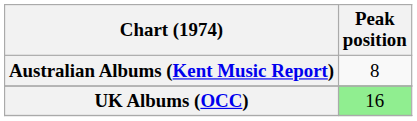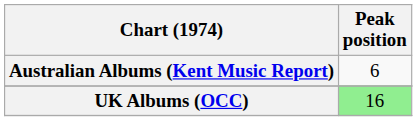(375, 70) 8 -> (375, 70) 6
